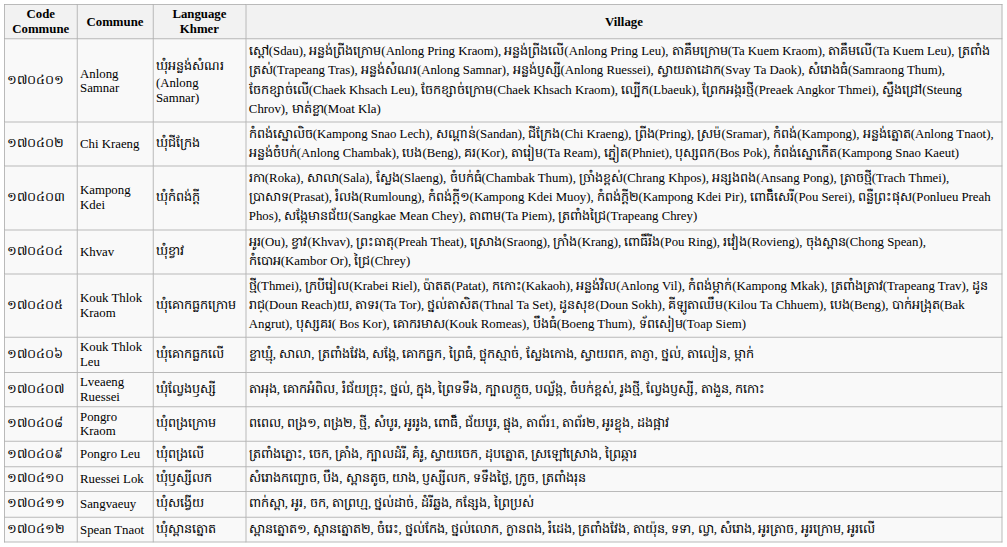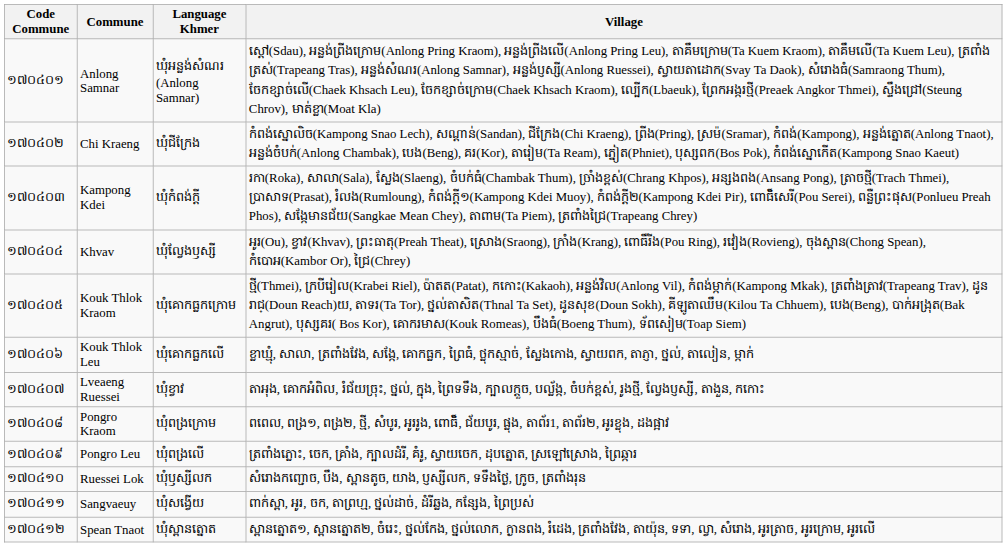(170, 251) ឃុំខ្វាវ -> (186, 251) ឃុំល្វែងឫស្សី
(186, 388) ឃុំល្វែងឫស្សី -> (170, 388) ឃុំខ្វាវ
